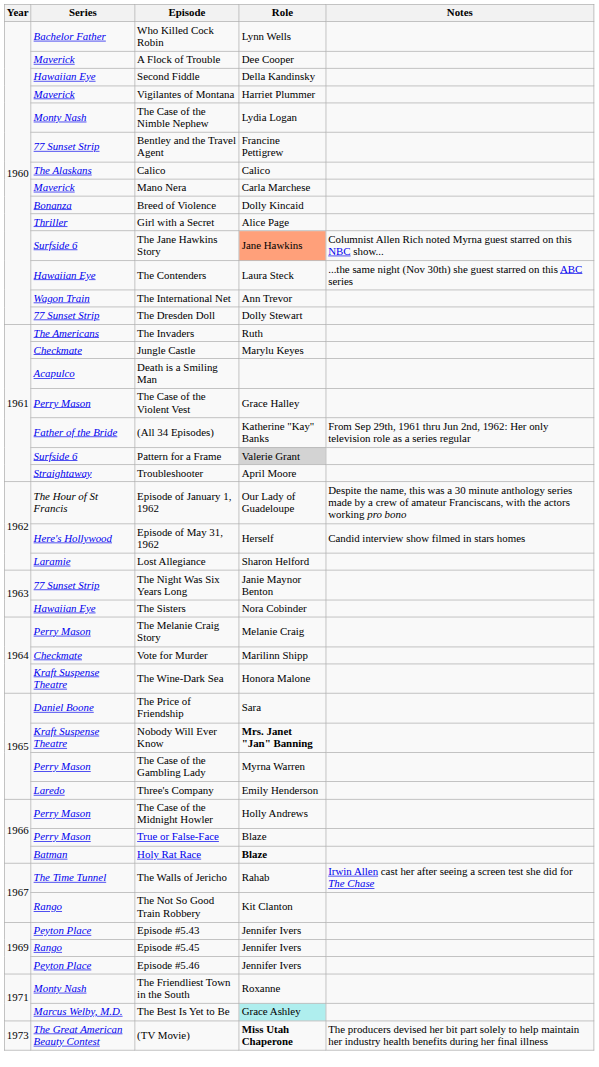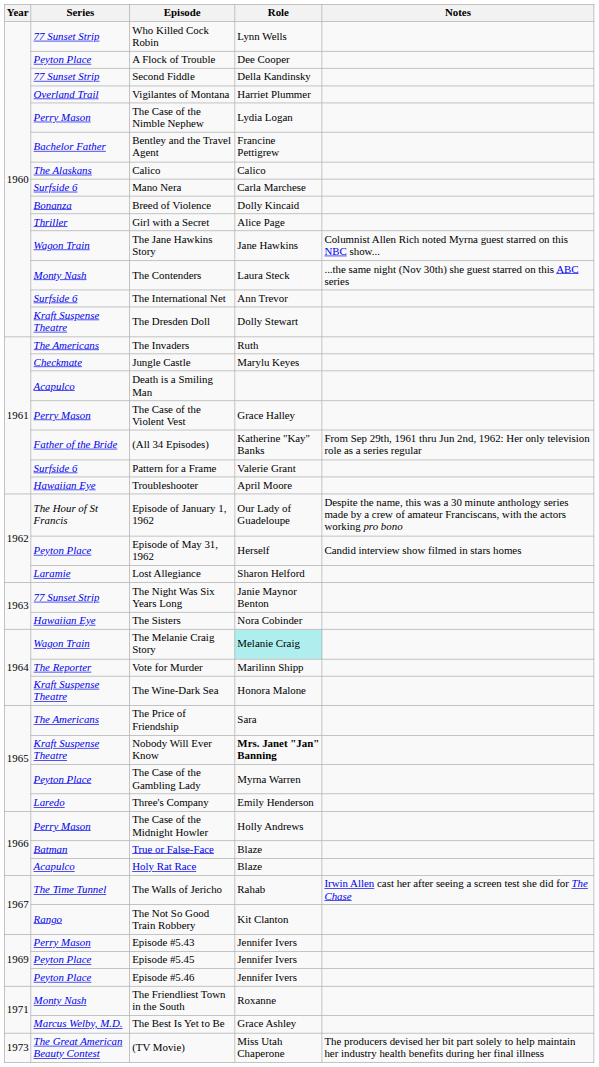(70, 36) Bachelor Father -> (67, 36) 77 Sunset Strip
(54, 59) Maverick -> (62, 59) Peyton Place
(65, 77) Hawaiian Eye -> (67, 77) 77 Sunset Strip
(54, 94) Maverick -> (66, 94) Overland Trail
(60, 117) Monty Nash -> (62, 117) Perry Mason
(67, 147) 77 Sunset Strip -> (70, 147) Bachelor Father
(54, 187) Maverick -> (56, 187) Surfside 6
(56, 245) Surfside 6 -> (62, 245) Wagon Train
(272, 245) lightsalmon background -> (268, 245) no background
(65, 275) Hawaiian Eye -> (60, 275) Monty Nash
(62, 298) Wagon Train -> (56, 298) Surfside 6
(67, 315) 77 Sunset Strip -> (66, 322) Kraft Suspense Theatre
(271, 456) lightgrey background -> (267, 468) no background
(63, 473) Straightaway -> (65, 485) Hawaiian Eye
(73, 538) Here's Hollywood -> (62, 550) Peyton Place
(62, 632) Perry Mason -> (62, 644) Wagon Train
(273, 632) no background -> (269, 644) paleturquoise background
(58, 655) Checkmate -> (62, 667) The Reporter
(64, 708) Daniel Boone -> (66, 720) The Americans
(62, 767) Perry Mason -> (62, 779) Peyton Place
(62, 837) Perry Mason -> (51, 849) Batman
(51, 854) Batman -> (54, 866) Acapulco
(254, 854) bold -> (250, 866) normal
(62, 930) Peyton Place -> (62, 943) Perry Mason
(48, 948) Rango -> (62, 960) Peyton Place
(271, 1012) paleturquoise background -> (267, 1024) no background
(267, 1035) bold -> (261, 1047) normal
